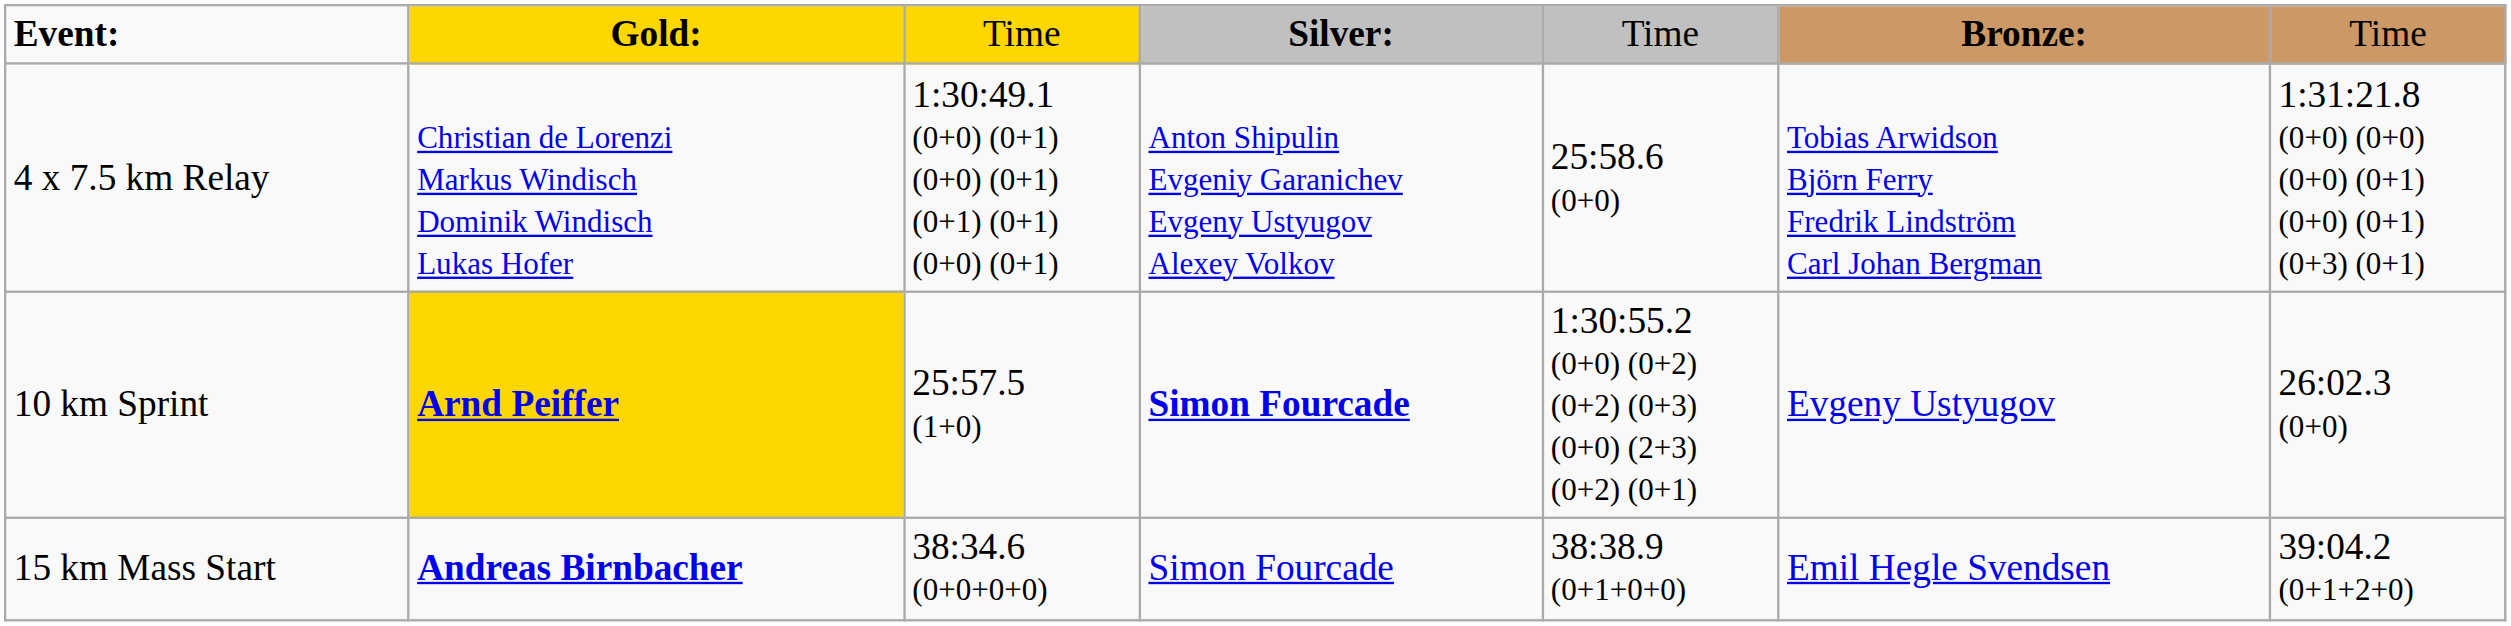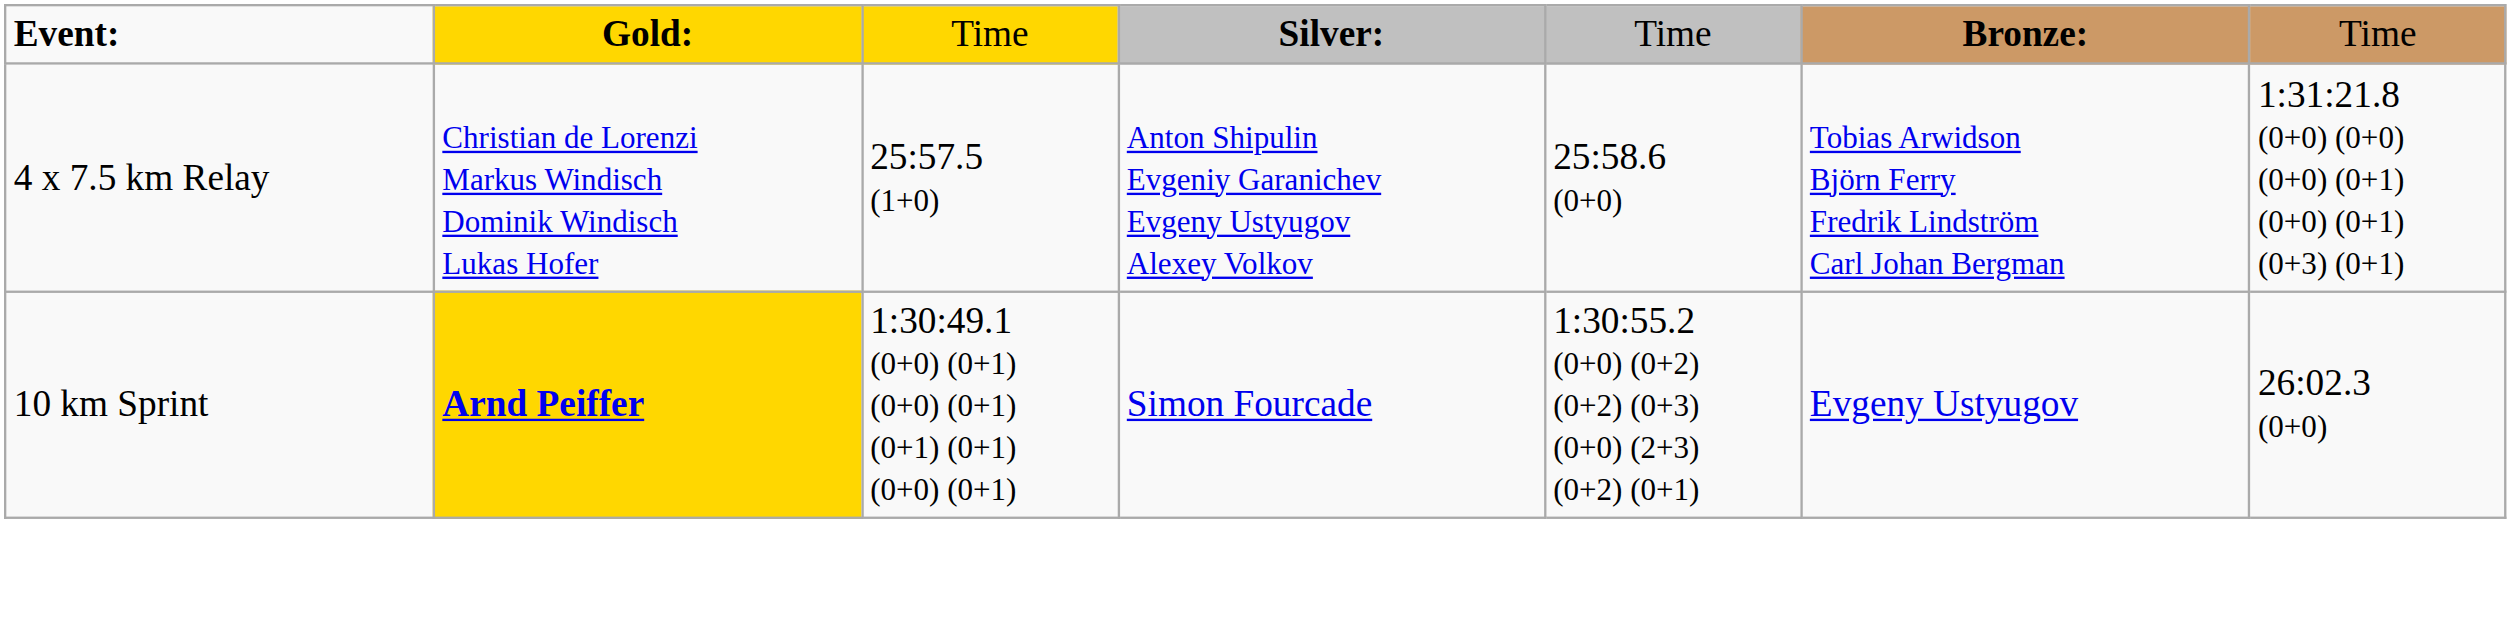(985, 177) 1:30:49.1 (0+0) (0+1) (0+0) (0+1) (0+1) (0+1) (0+0) (0+1) -> (927, 177) 25:57.5 (1+0)
(969, 403) 25:57.5 (1+0) -> (943, 403) 1:30:49.1 (0+0) (0+1) (0+0) (0+1) (0+1) (0+1) (0+0) (0+1)
(1279, 403) bold -> (1250, 403) normal
- row: (145, 567)
